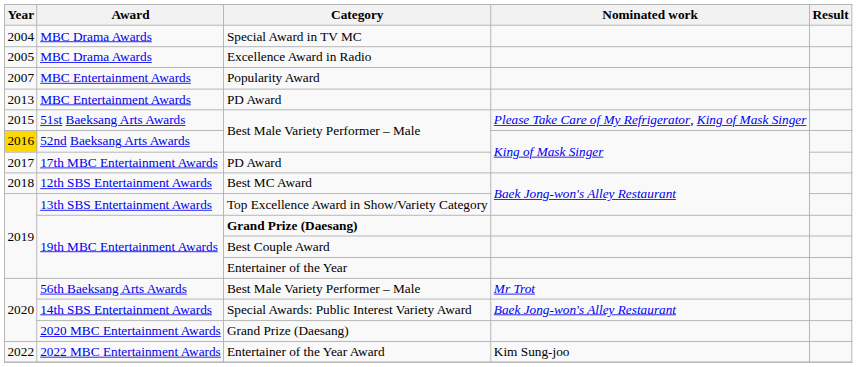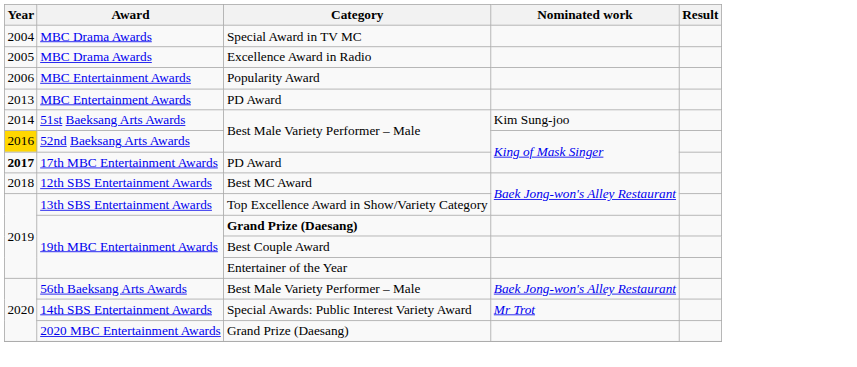(21, 78) 2007 -> (21, 78) 2006
(21, 120) 2015 -> (21, 120) 2014
(650, 120) Please Take Care of My Refrigerator, King of Mask Singer -> (532, 120) Kim Sung-joo
(21, 162) normal -> (21, 162) bold
(514, 288) Mr Trot -> (585, 288) Baek Jong-won's Alley Restaurant
(585, 309) Baek Jong-won's Alley Restaurant -> (514, 309) Mr Trot
- row: (130, 352)
